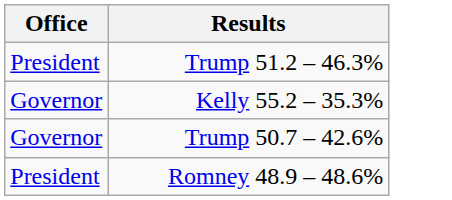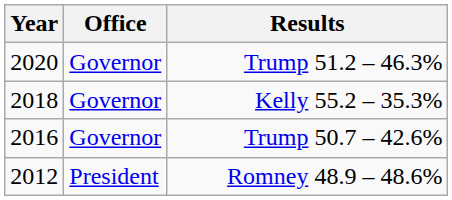+ column: (34, 23)
(55, 61) President -> (115, 61) Governor
